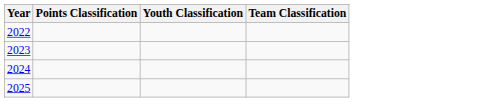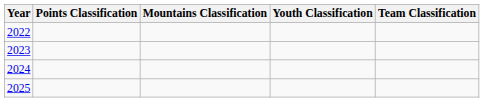+ column: (205, 13)
